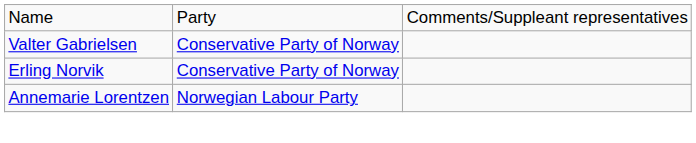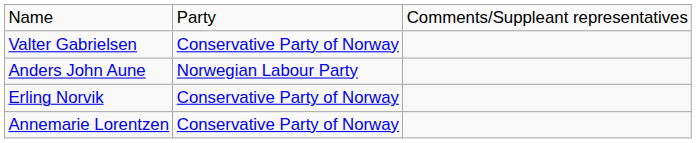+ row: (77, 71)
(267, 97) Norwegian Labour Party -> (288, 124) Conservative Party of Norway
